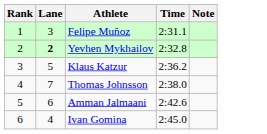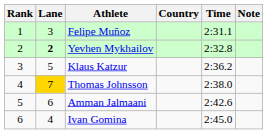+ column: (179, 13)
(50, 84) no background -> (50, 84) gold background
